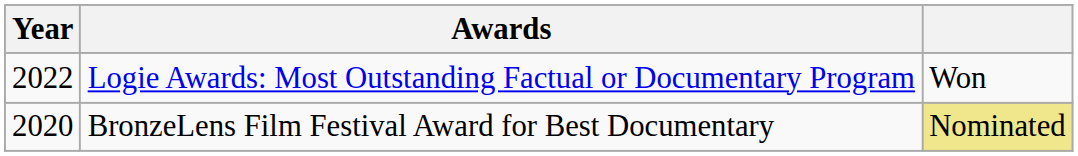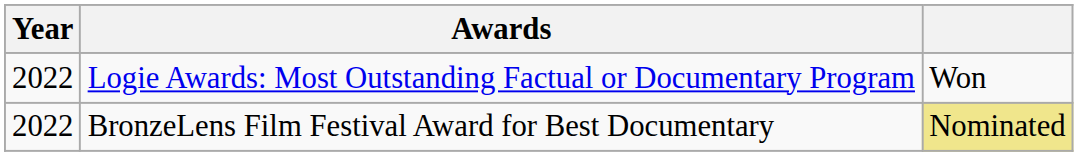(43, 126) 2020 -> (43, 126) 2022
